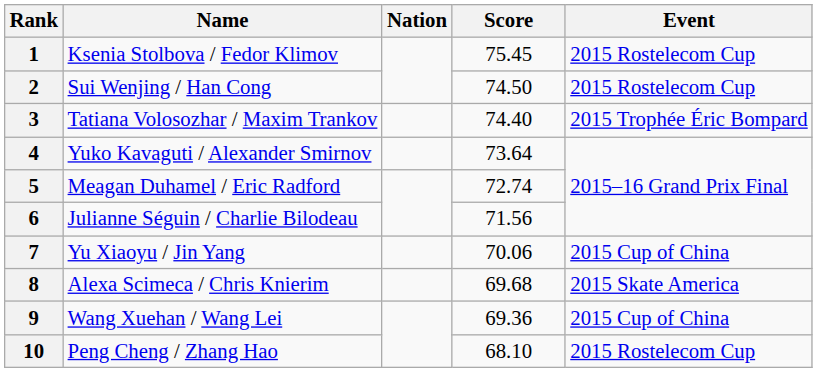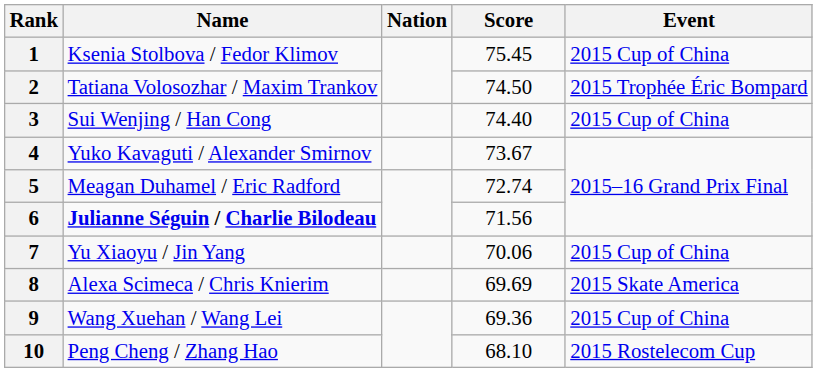(663, 53) 2015 Rostelecom Cup -> (650, 53) 2015 Cup of China
(169, 86) Sui Wenjing / Han Cong -> (222, 86) Tatiana Volosozhar / Maxim Trankov
(663, 86) 2015 Rostelecom Cup -> (689, 86) 2015 Trophée Éric Bompard
(222, 119) Tatiana Volosozhar / Maxim Trankov -> (169, 119) Sui Wenjing / Han Cong
(689, 119) 2015 Trophée Éric Bompard -> (650, 119) 2015 Cup of China
(509, 152) 73.64 -> (509, 152) 73.67
(213, 218) normal -> (222, 218) bold
(509, 284) 69.68 -> (509, 284) 69.69
